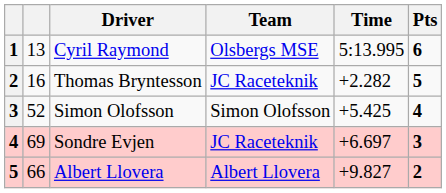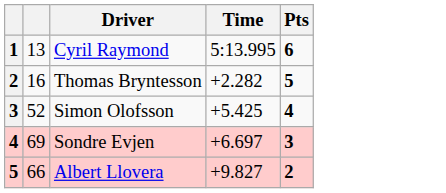- column: (270, 19)
